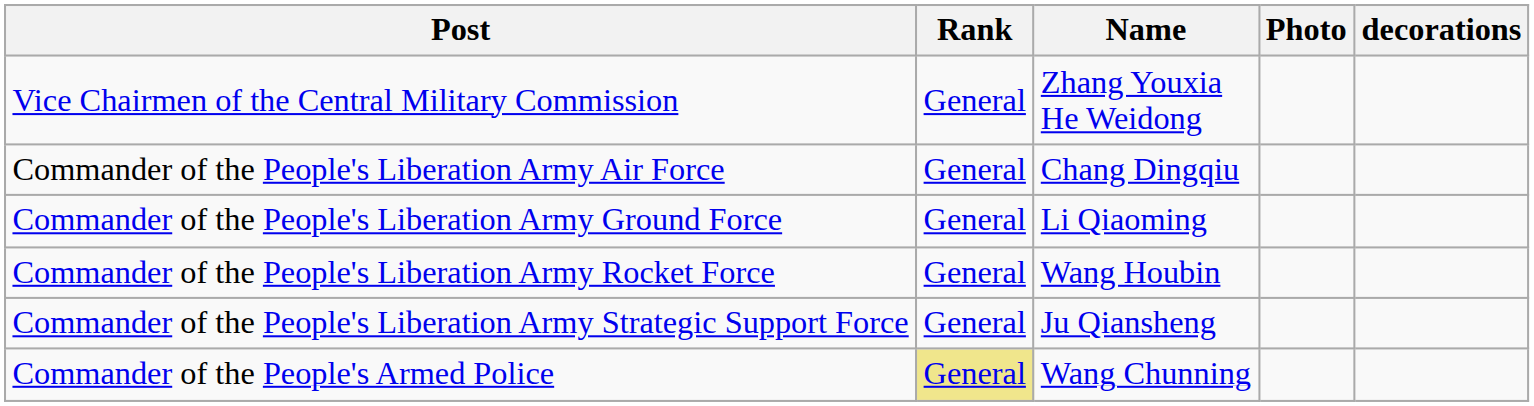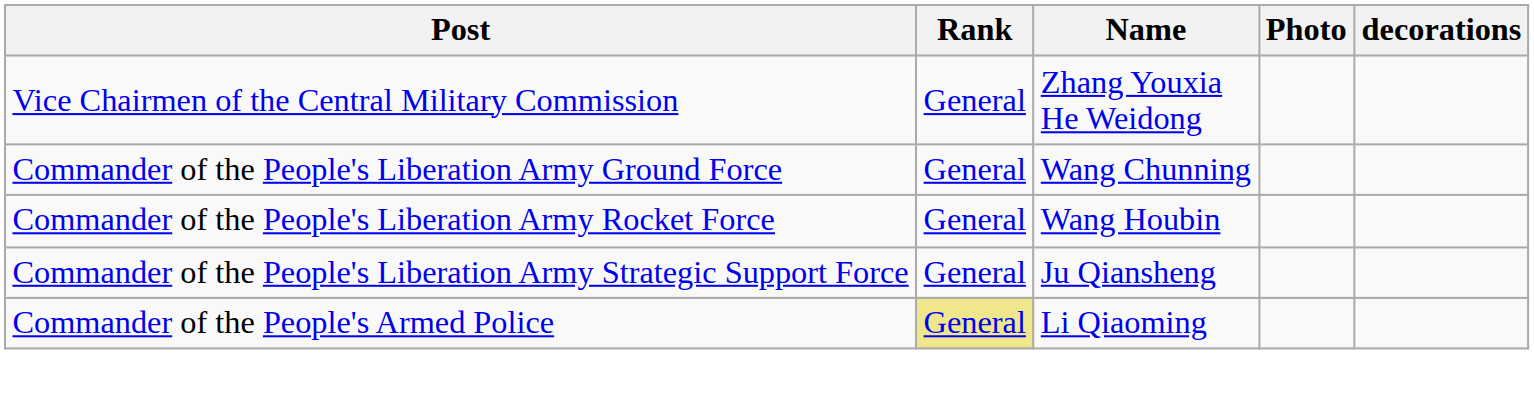- row: (369, 169)
(1124, 220) Li Qiaoming -> (1146, 169) Wang Chunning
(1146, 374) Wang Chunning -> (1124, 322) Li Qiaoming
